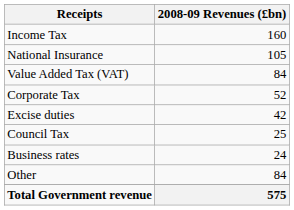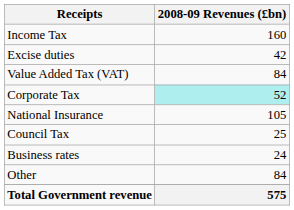rows swapped: (55, 54) <-> (41, 114)
(280, 94) no background -> (280, 94) paleturquoise background
